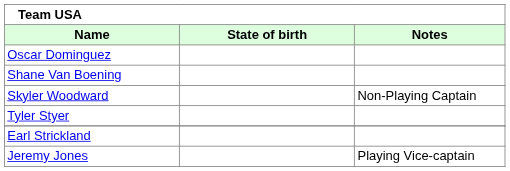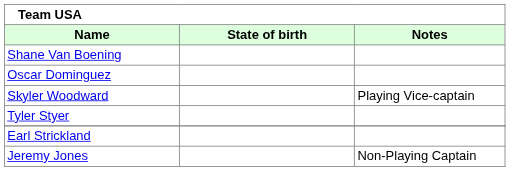rows swapped: (64, 75) <-> (59, 55)
(417, 95) Non-Playing Captain -> (416, 95) Playing Vice-captain
(416, 156) Playing Vice-captain -> (417, 156) Non-Playing Captain
